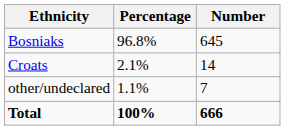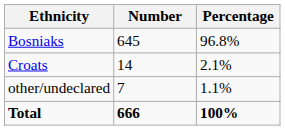columns swapped: (238, 16) <-> (155, 16)
